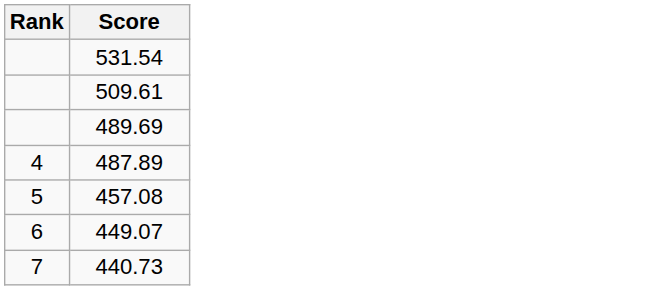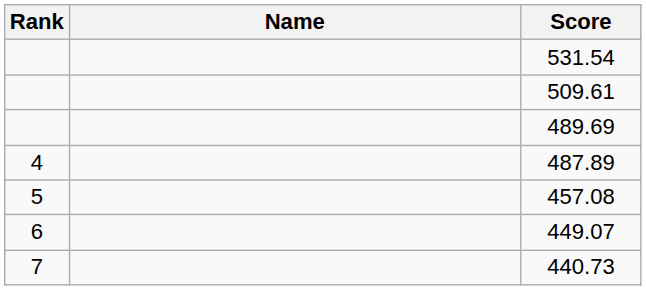+ column: (295, 22)
